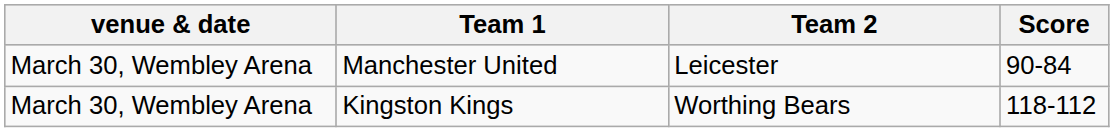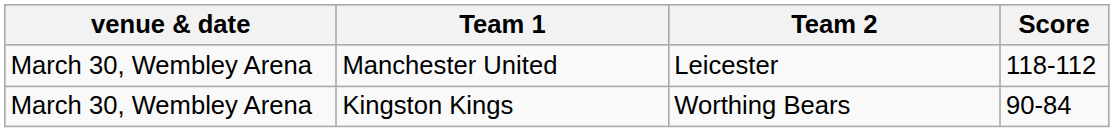(1039, 65) 90-84 -> (1051, 65) 118-112
(1051, 106) 118-112 -> (1039, 106) 90-84
